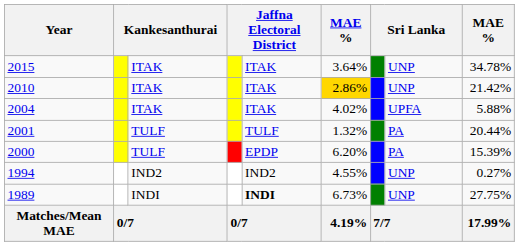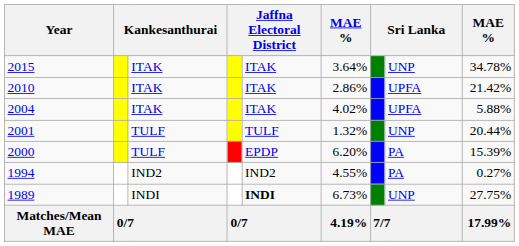(350, 88) gold background -> (350, 88) no background
(401, 88) UNP -> (405, 88) UPFA
(396, 130) PA -> (401, 130) UNP
(401, 173) UNP -> (396, 173) PA
